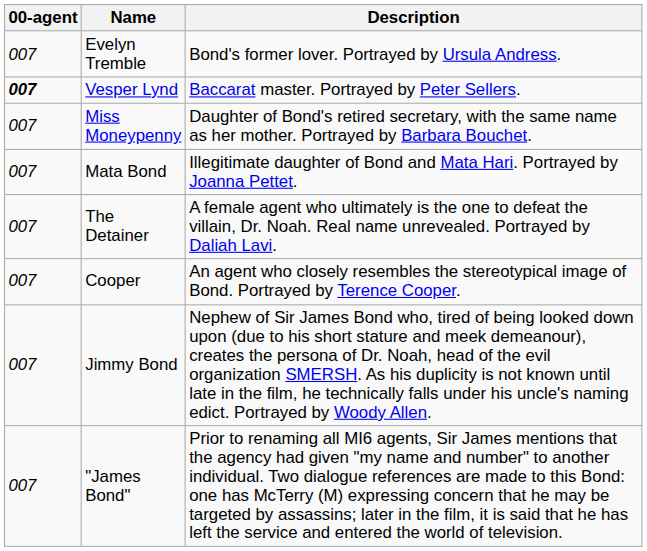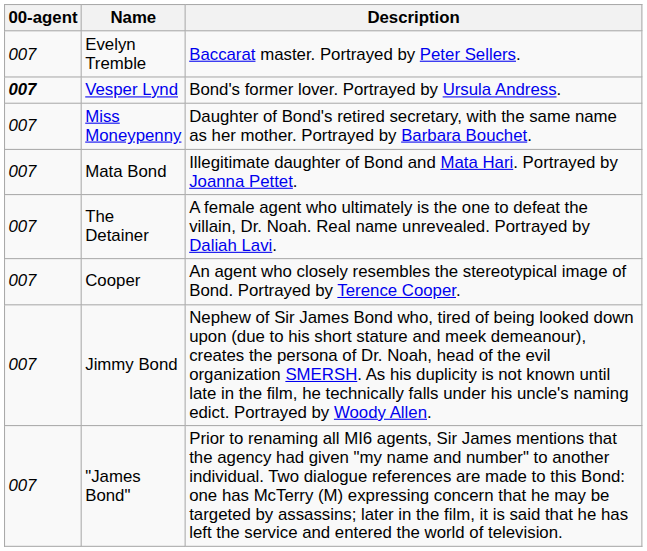(375, 53) Bond's former lover. Portrayed by Ursula Andress. -> (355, 53) Baccarat master. Portrayed by Peter Sellers.
(355, 90) Baccarat master. Portrayed by Peter Sellers. -> (375, 90) Bond's former lover. Portrayed by Ursula Andress.
